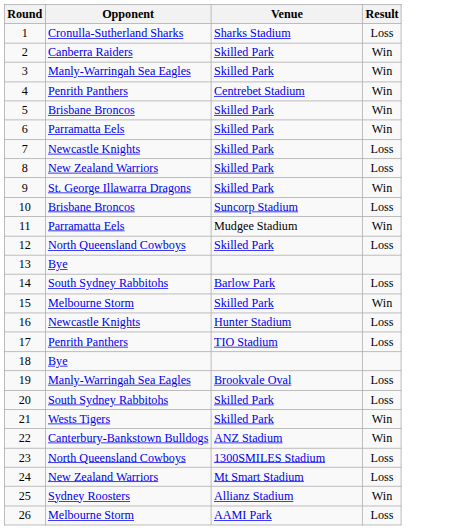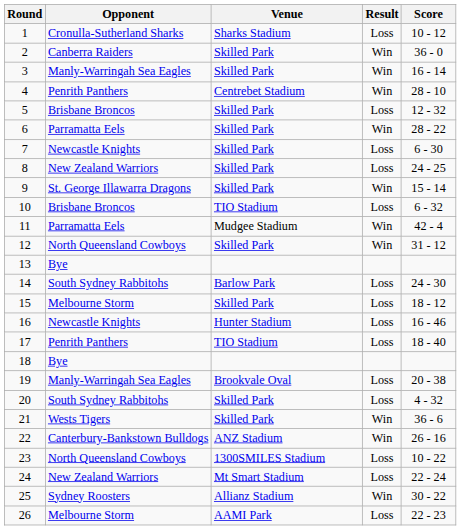+ column: (429, 14)
(382, 110) Win -> (382, 110) Loss
(256, 206) Suncorp Stadium -> (246, 206) TIO Stadium
(382, 245) Loss -> (382, 245) Win
(382, 303) Win -> (382, 303) Loss
